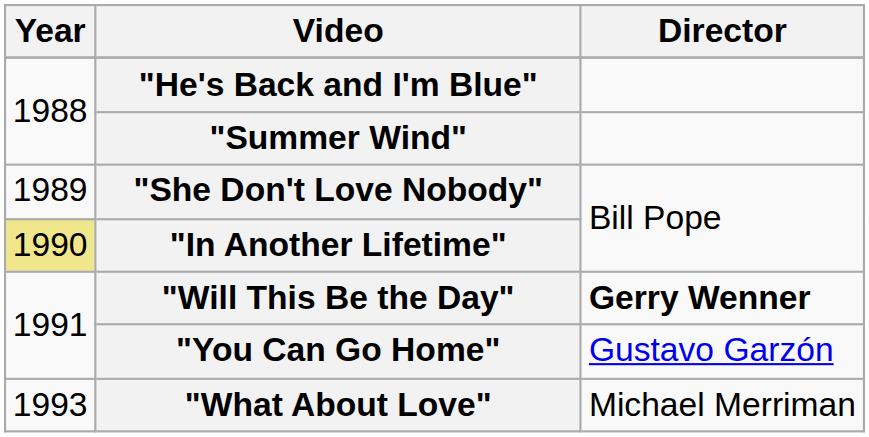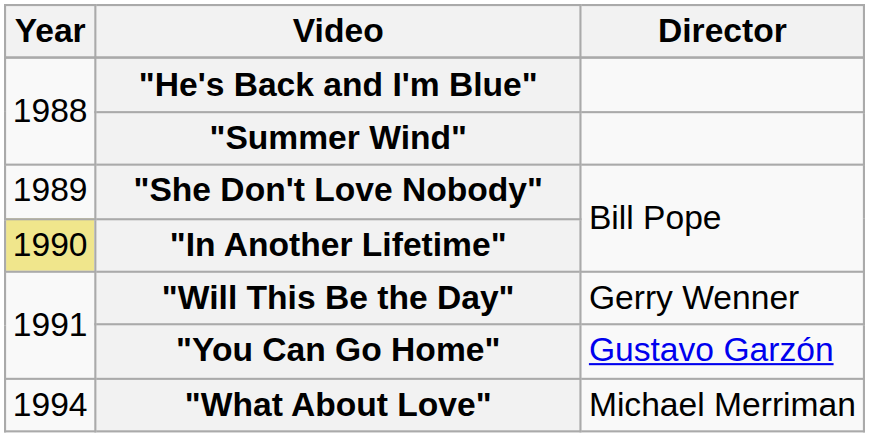(700, 297) bold -> (694, 297) normal
(50, 404) 1993 -> (50, 404) 1994
